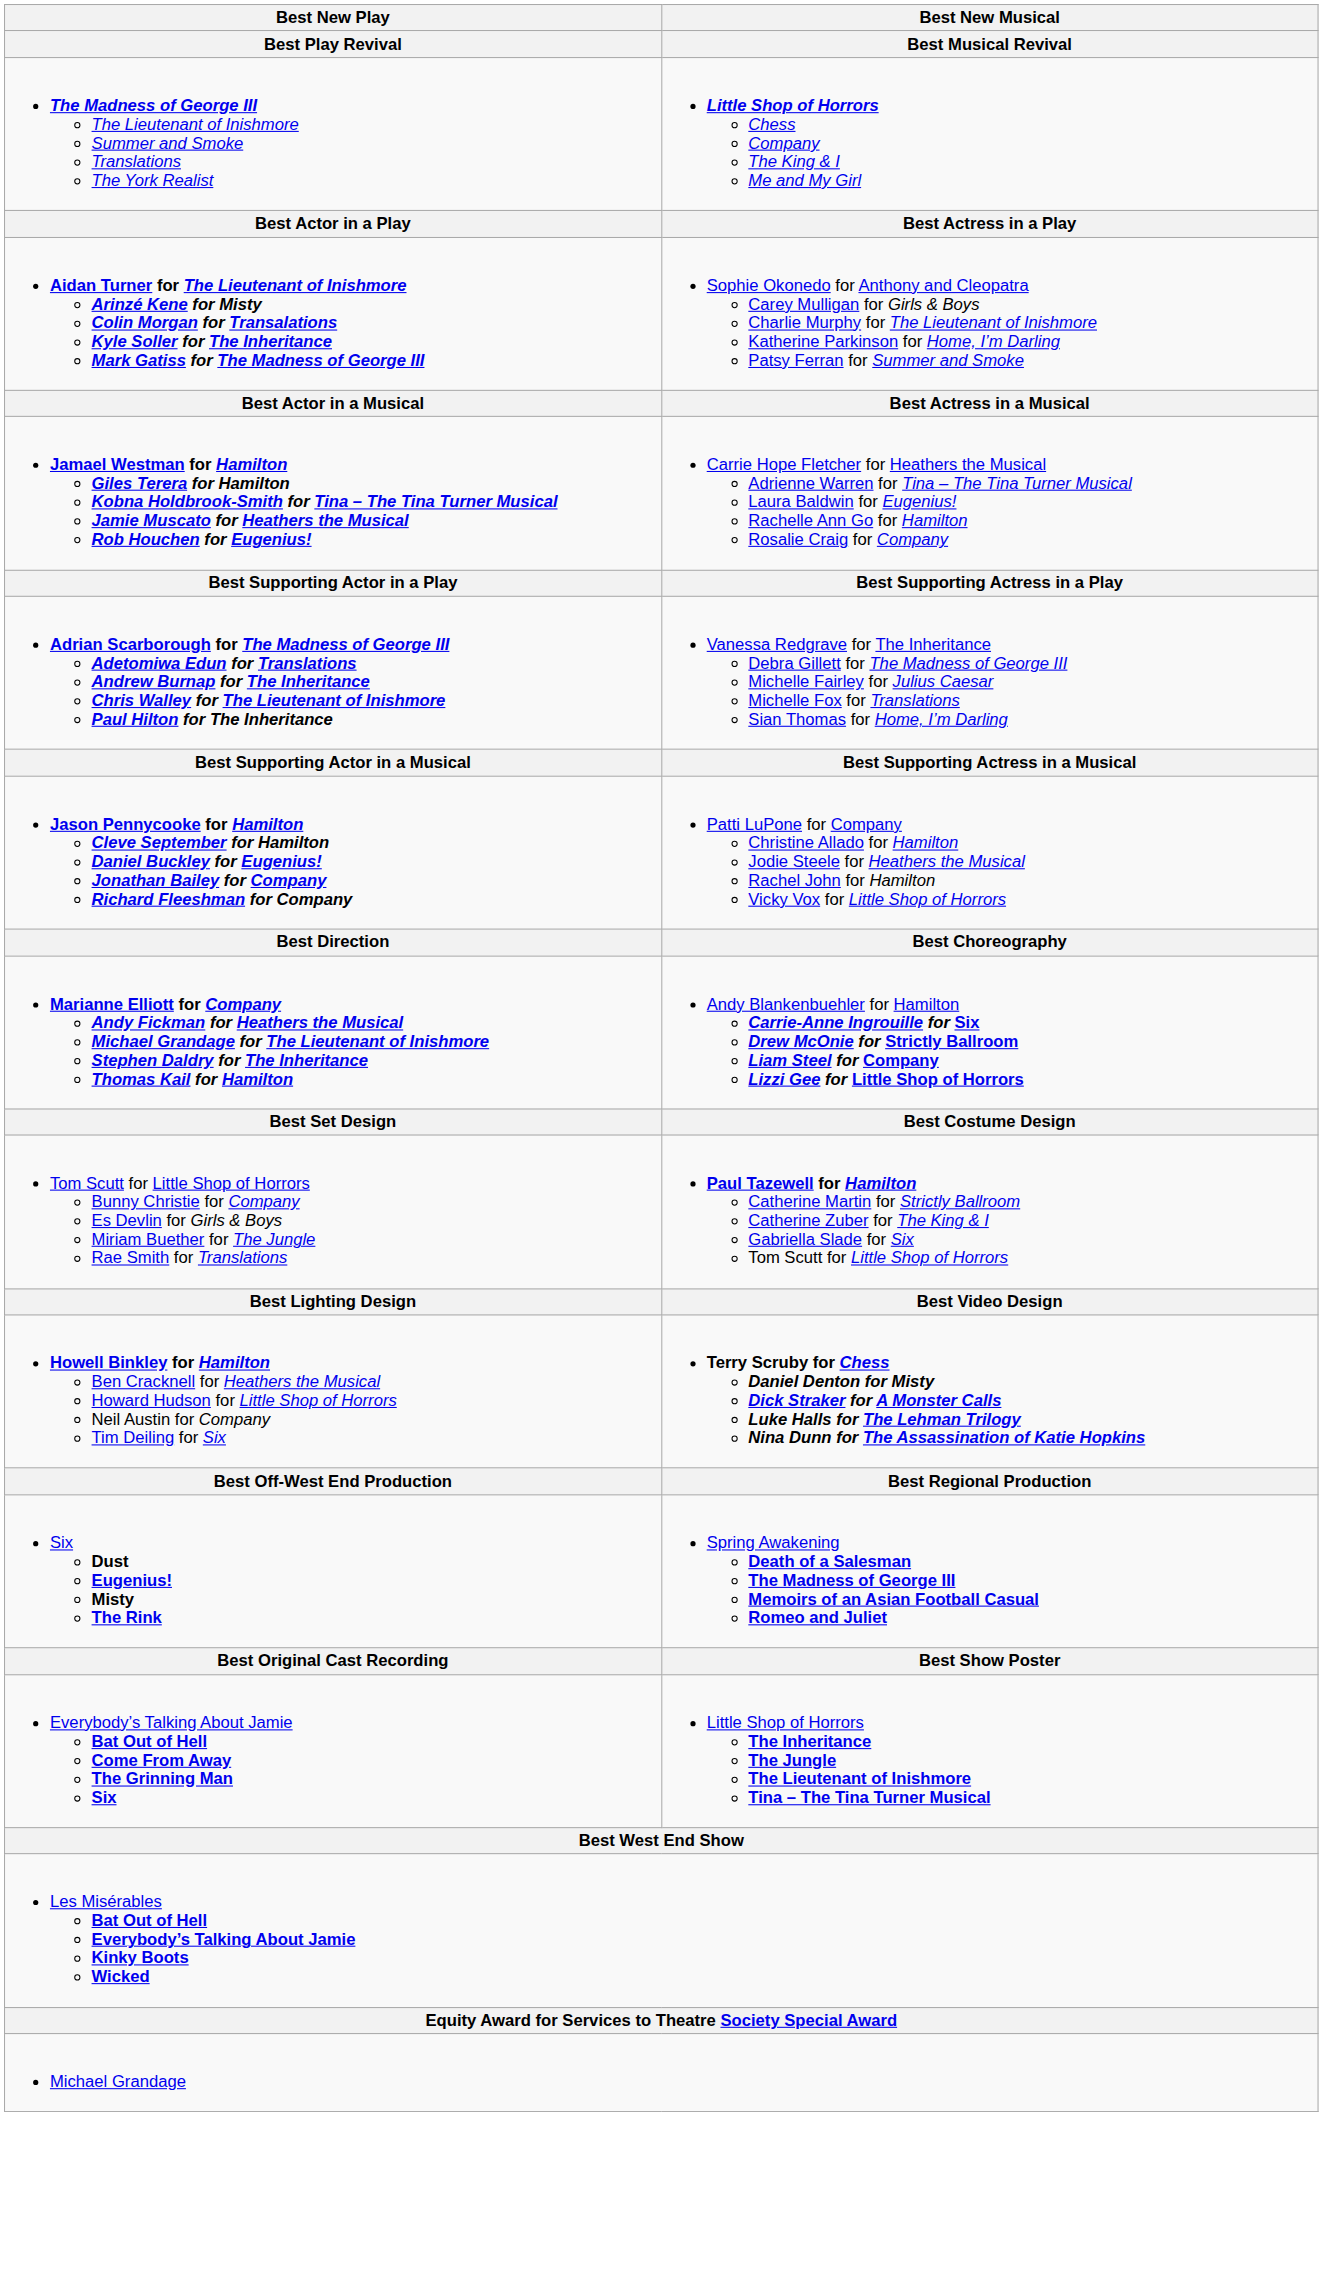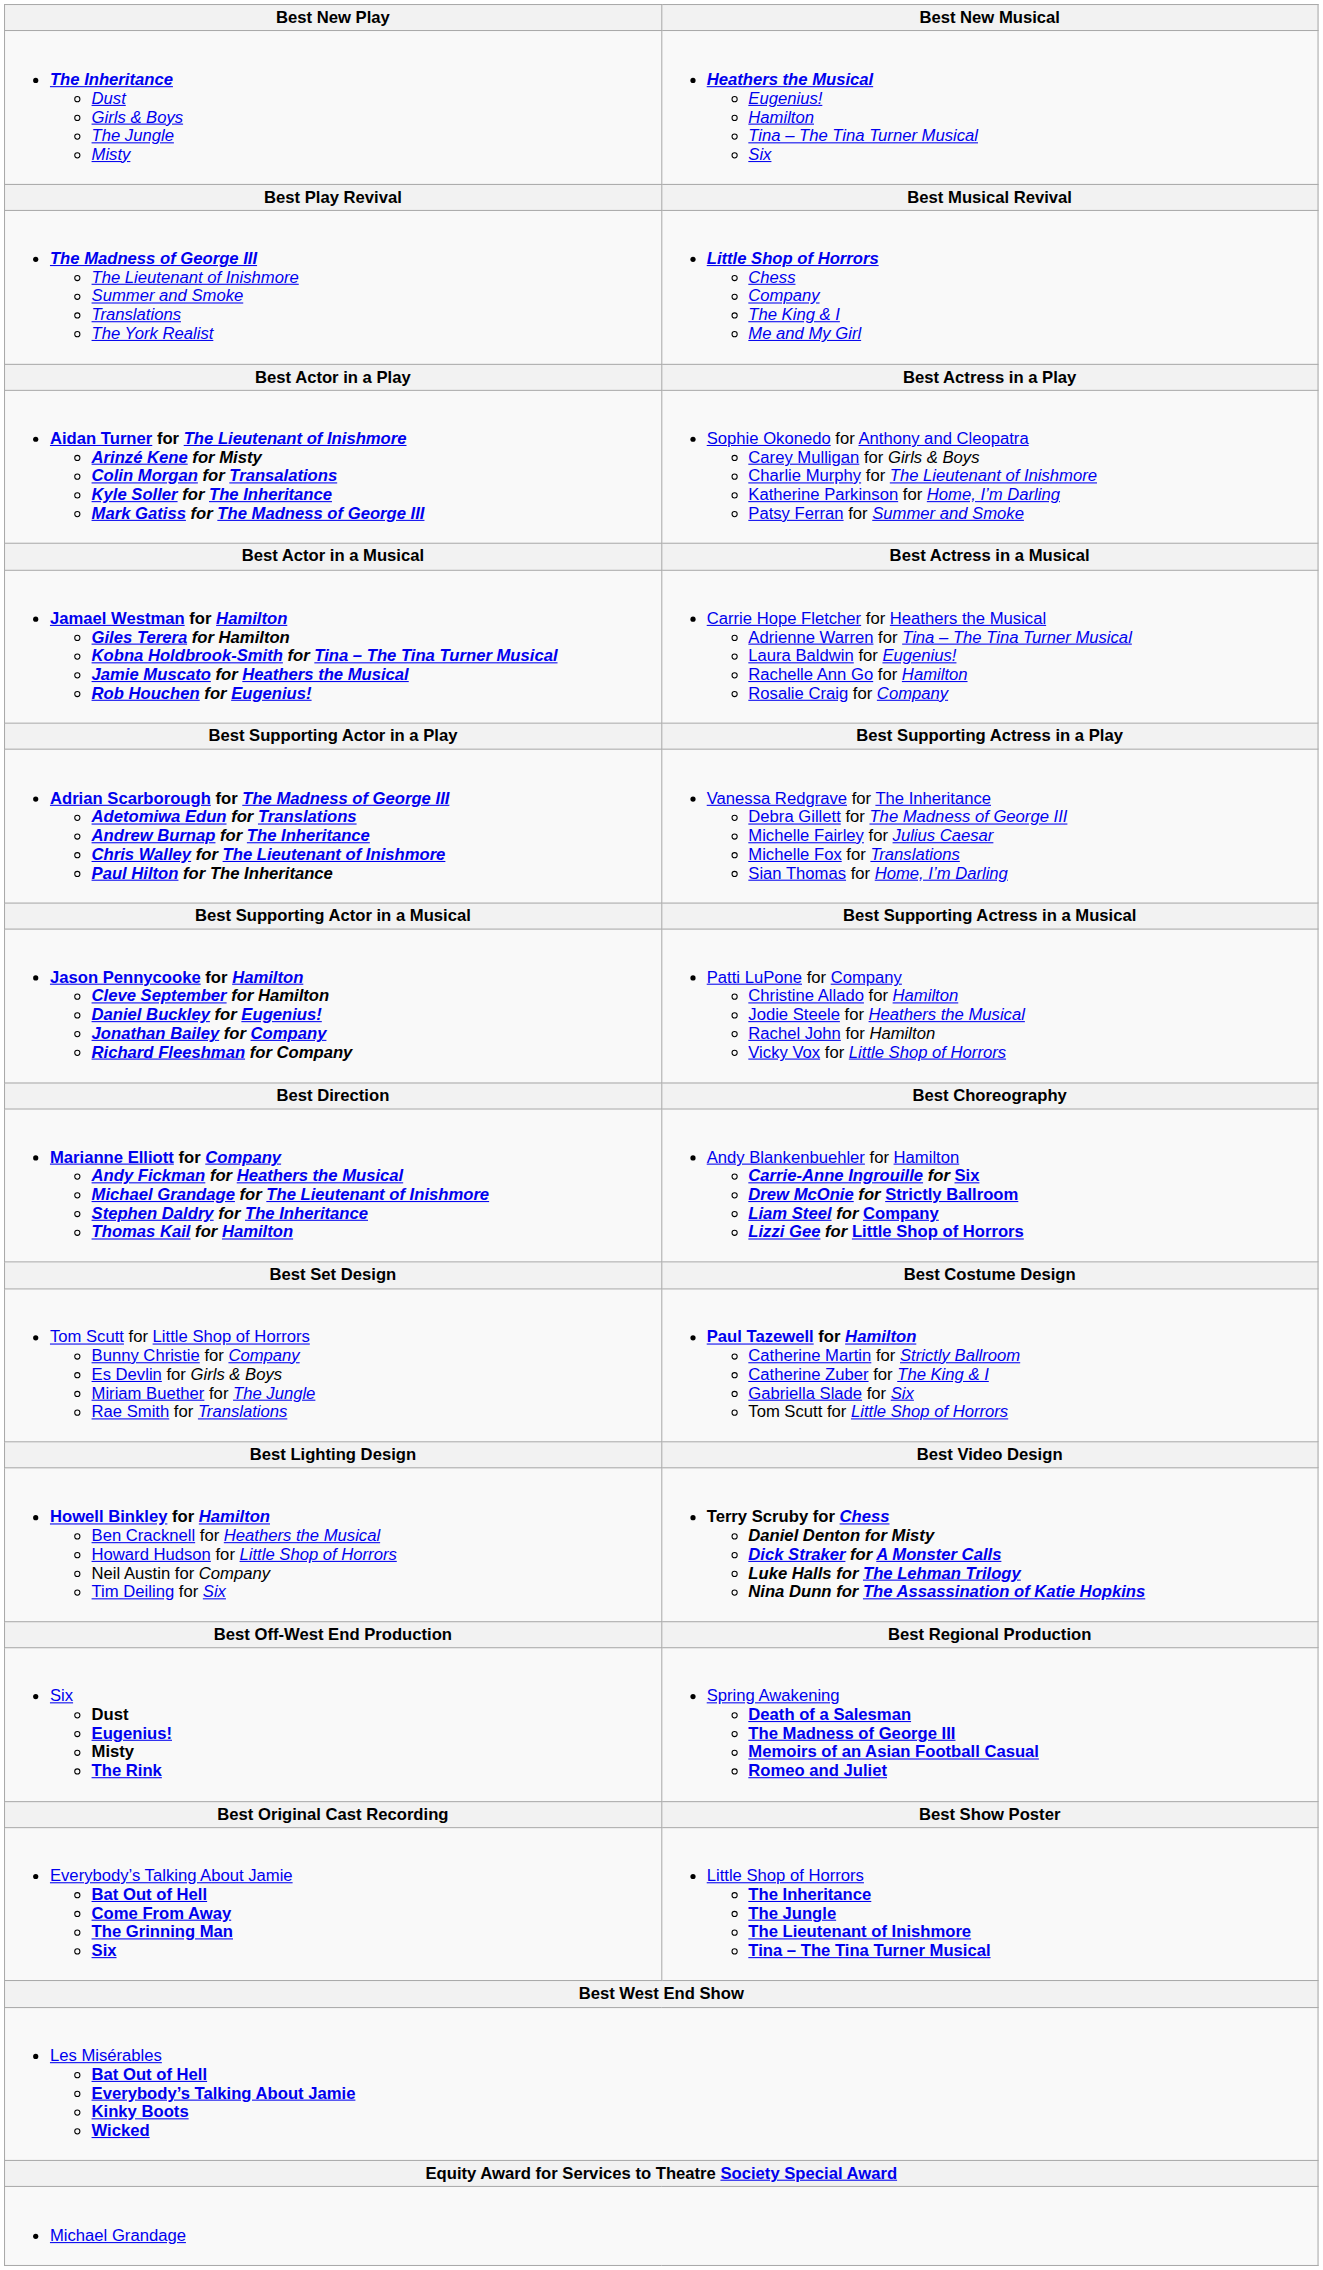+ row: (333, 117)
